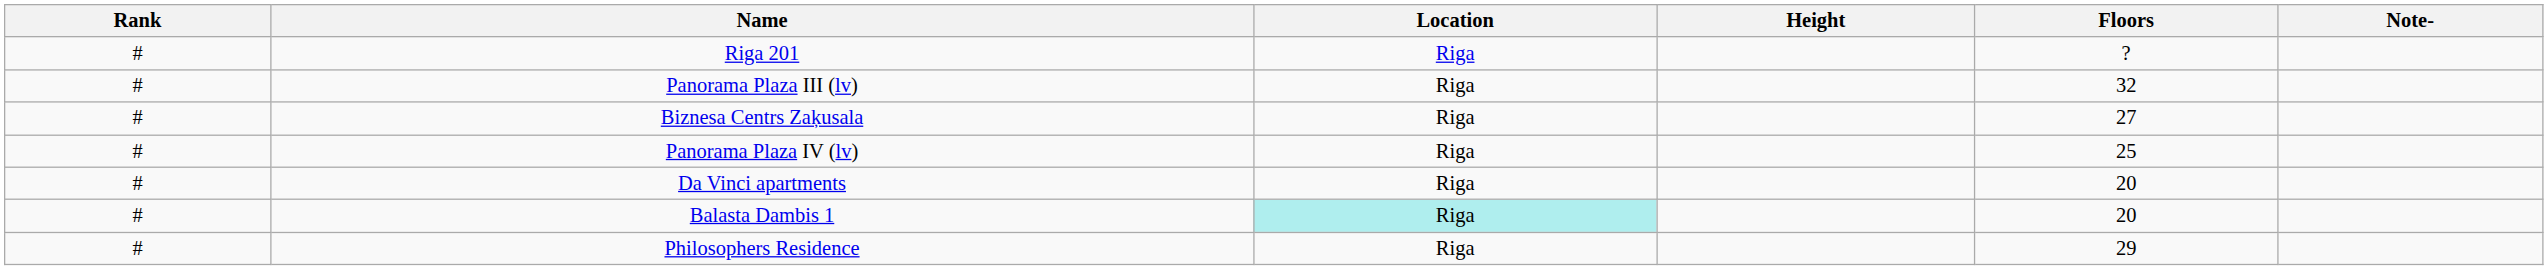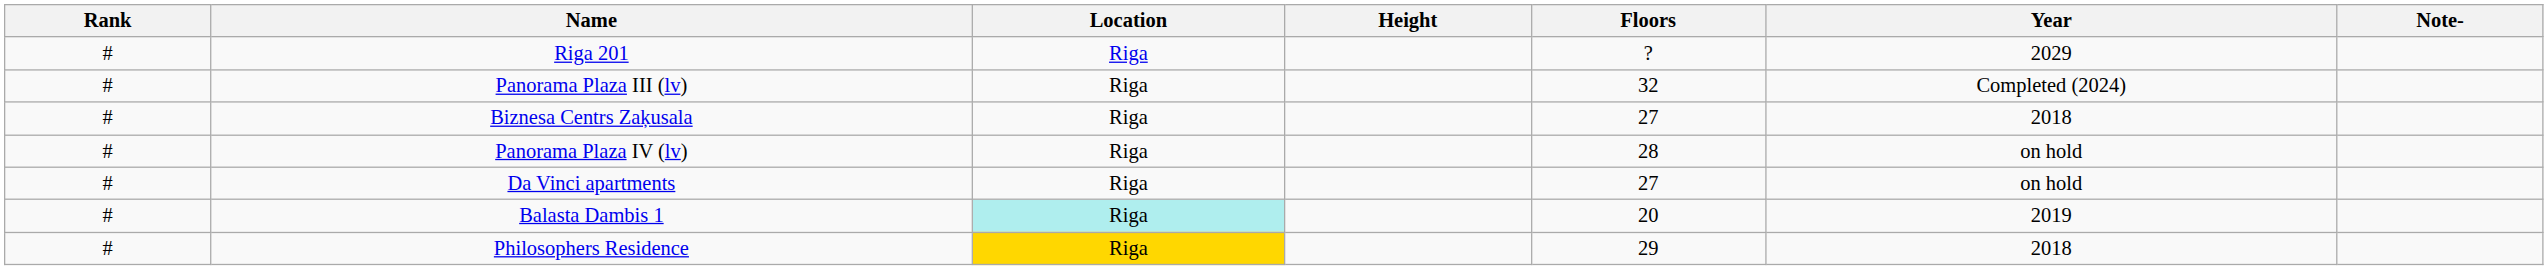+ column: (2051, 20)
(2126, 150) 25 -> (1648, 150) 28
(2126, 183) 20 -> (1648, 183) 27
(1455, 248) no background -> (1128, 248) gold background
